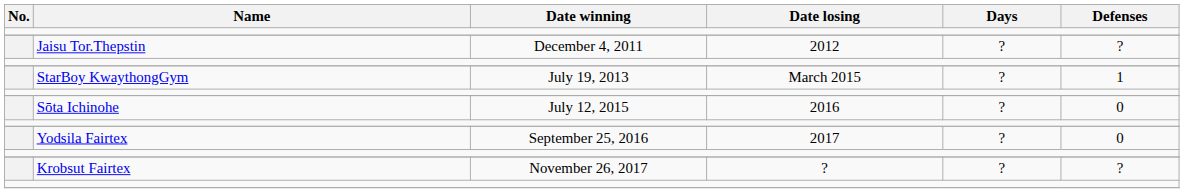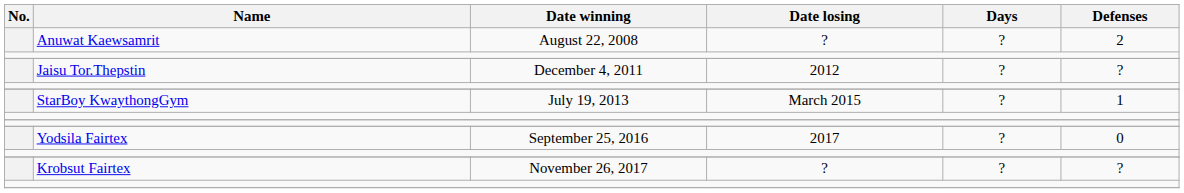+ row: (98, 39)
- row: (78, 107)
